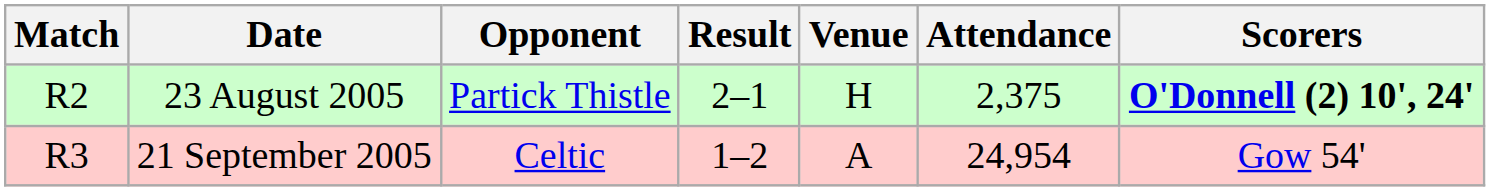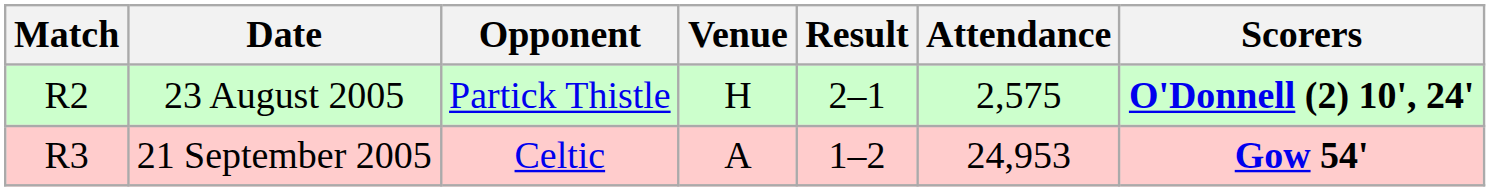columns swapped: (859, 34) <-> (740, 34)
(1019, 94) 2,375 -> (1019, 94) 2,575
(1019, 154) 24,954 -> (1019, 154) 24,953
(1302, 154) normal -> (1302, 154) bold
